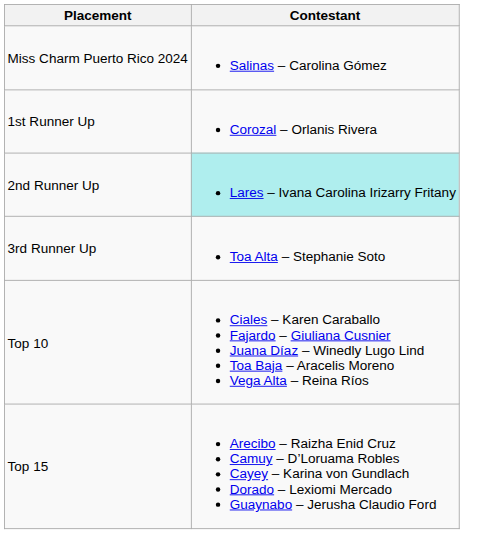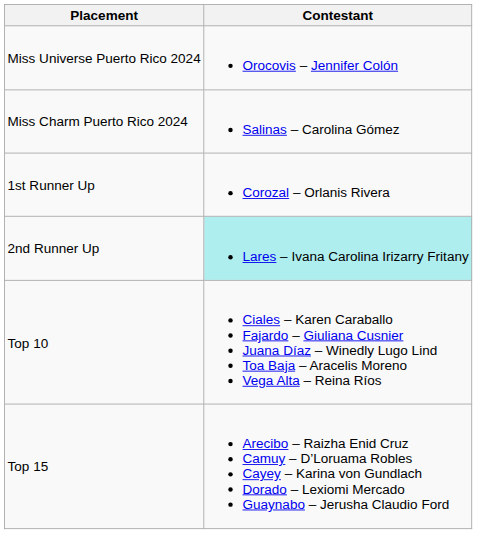+ row: (104, 58)
- row: (52, 249)
